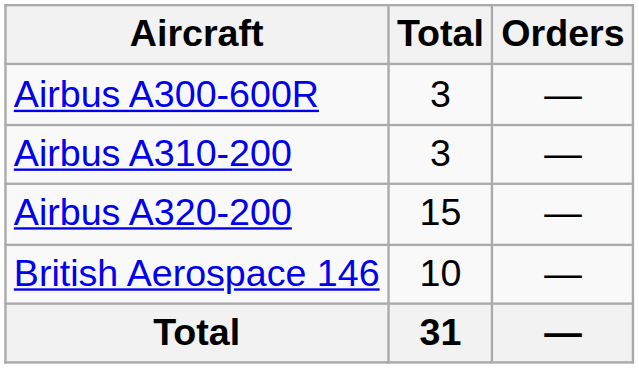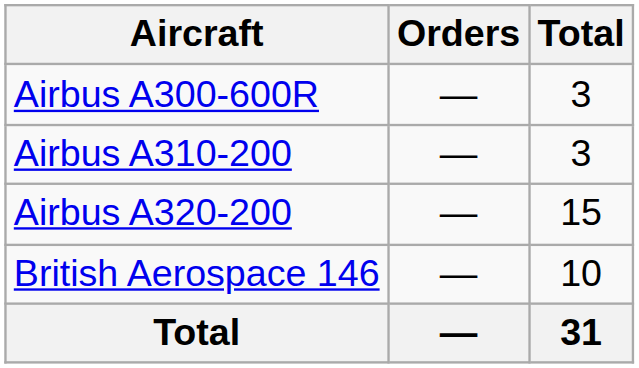columns swapped: (440, 34) <-> (563, 34)
